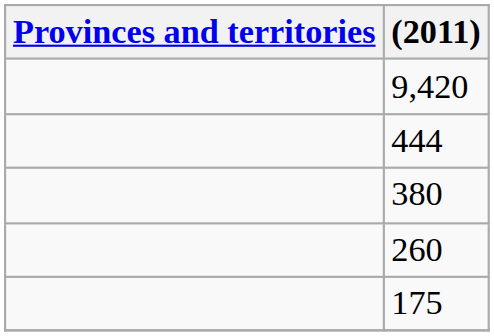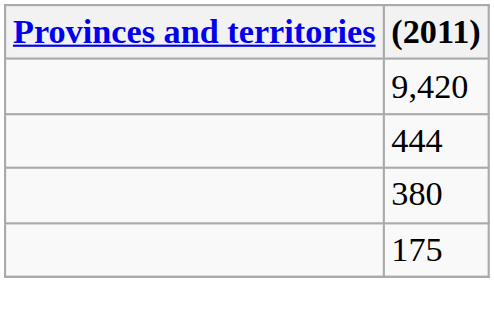- row: (417, 248)
